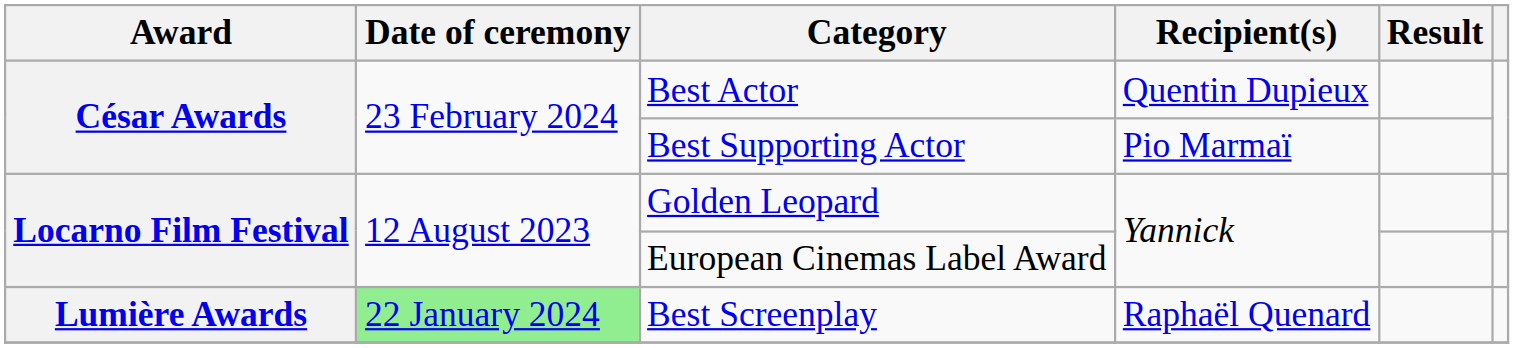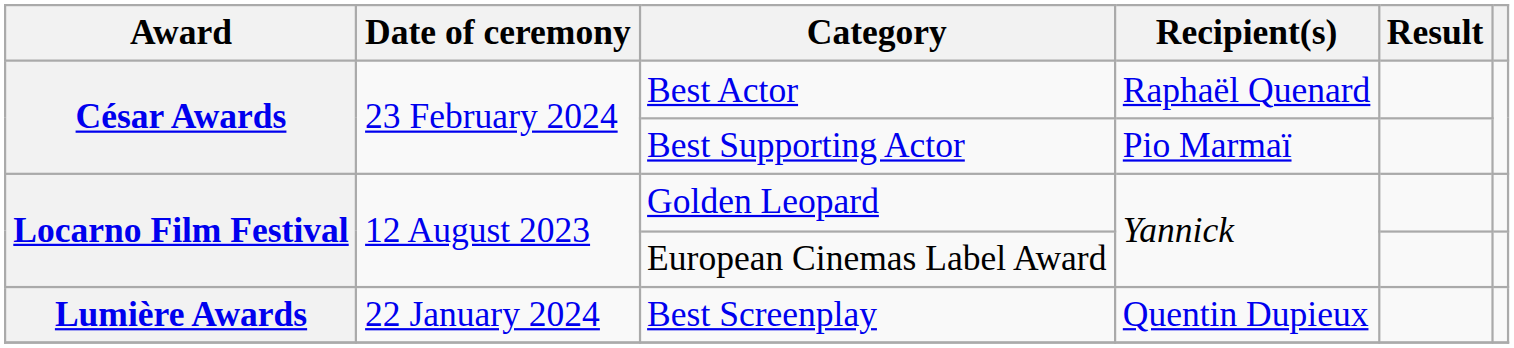(1246, 88) Quentin Dupieux -> (1247, 88) Raphaël Quenard
(482, 314) lightgreen background -> (482, 314) no background
(1247, 314) Raphaël Quenard -> (1246, 314) Quentin Dupieux
